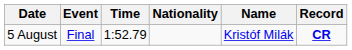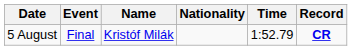columns swapped: (259, 14) <-> (125, 14)
